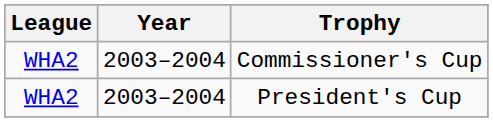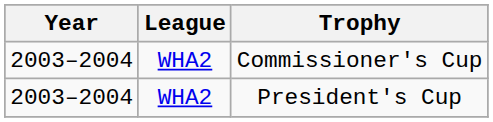columns swapped: (164, 23) <-> (51, 23)
